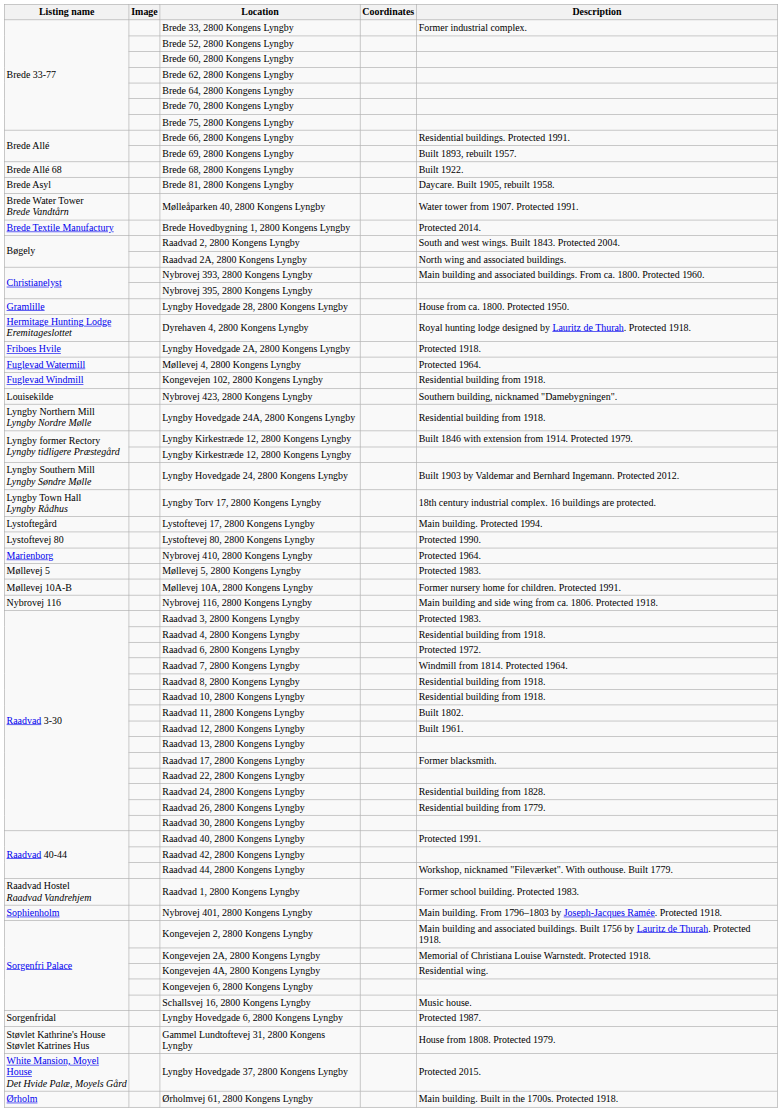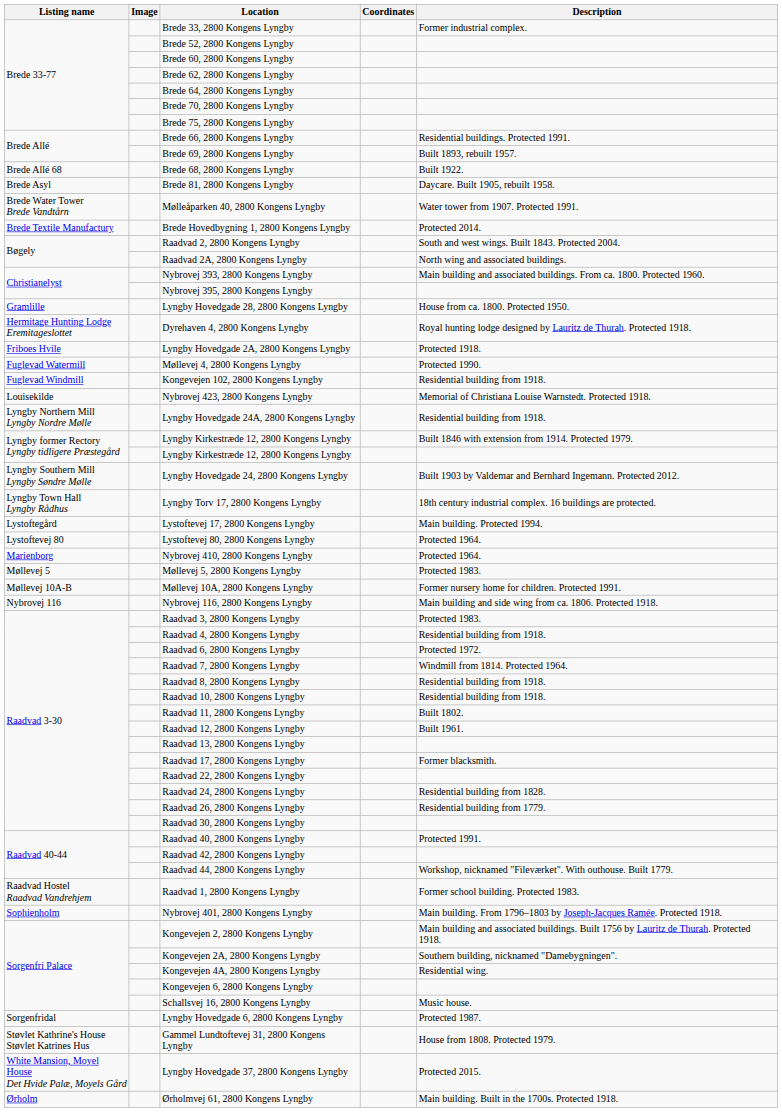(450, 365) Protected 1964. -> (450, 365) Protected 1990.
(518, 396) Southern building, nicknamed "Damebygningen". -> (535, 396) Memorial of Christiana Louise Warnstedt. Protected 1918.
(450, 540) Protected 1990. -> (450, 540) Protected 1964.
(535, 955) Memorial of Christiana Louise Warnstedt. Protected 1918. -> (518, 955) Southern building, nicknamed "Damebygningen".
